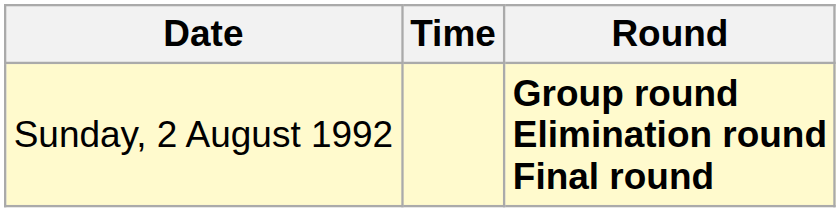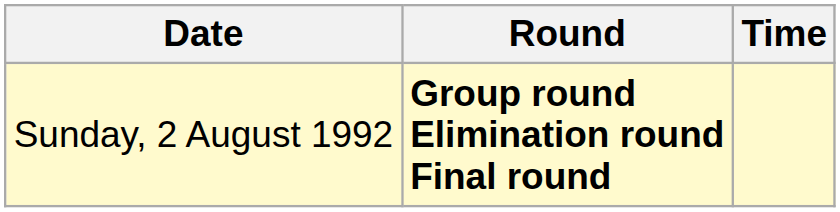columns swapped: (453, 33) <-> (670, 33)
